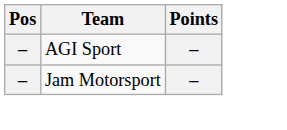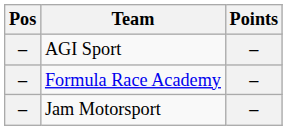+ row: (133, 79)
